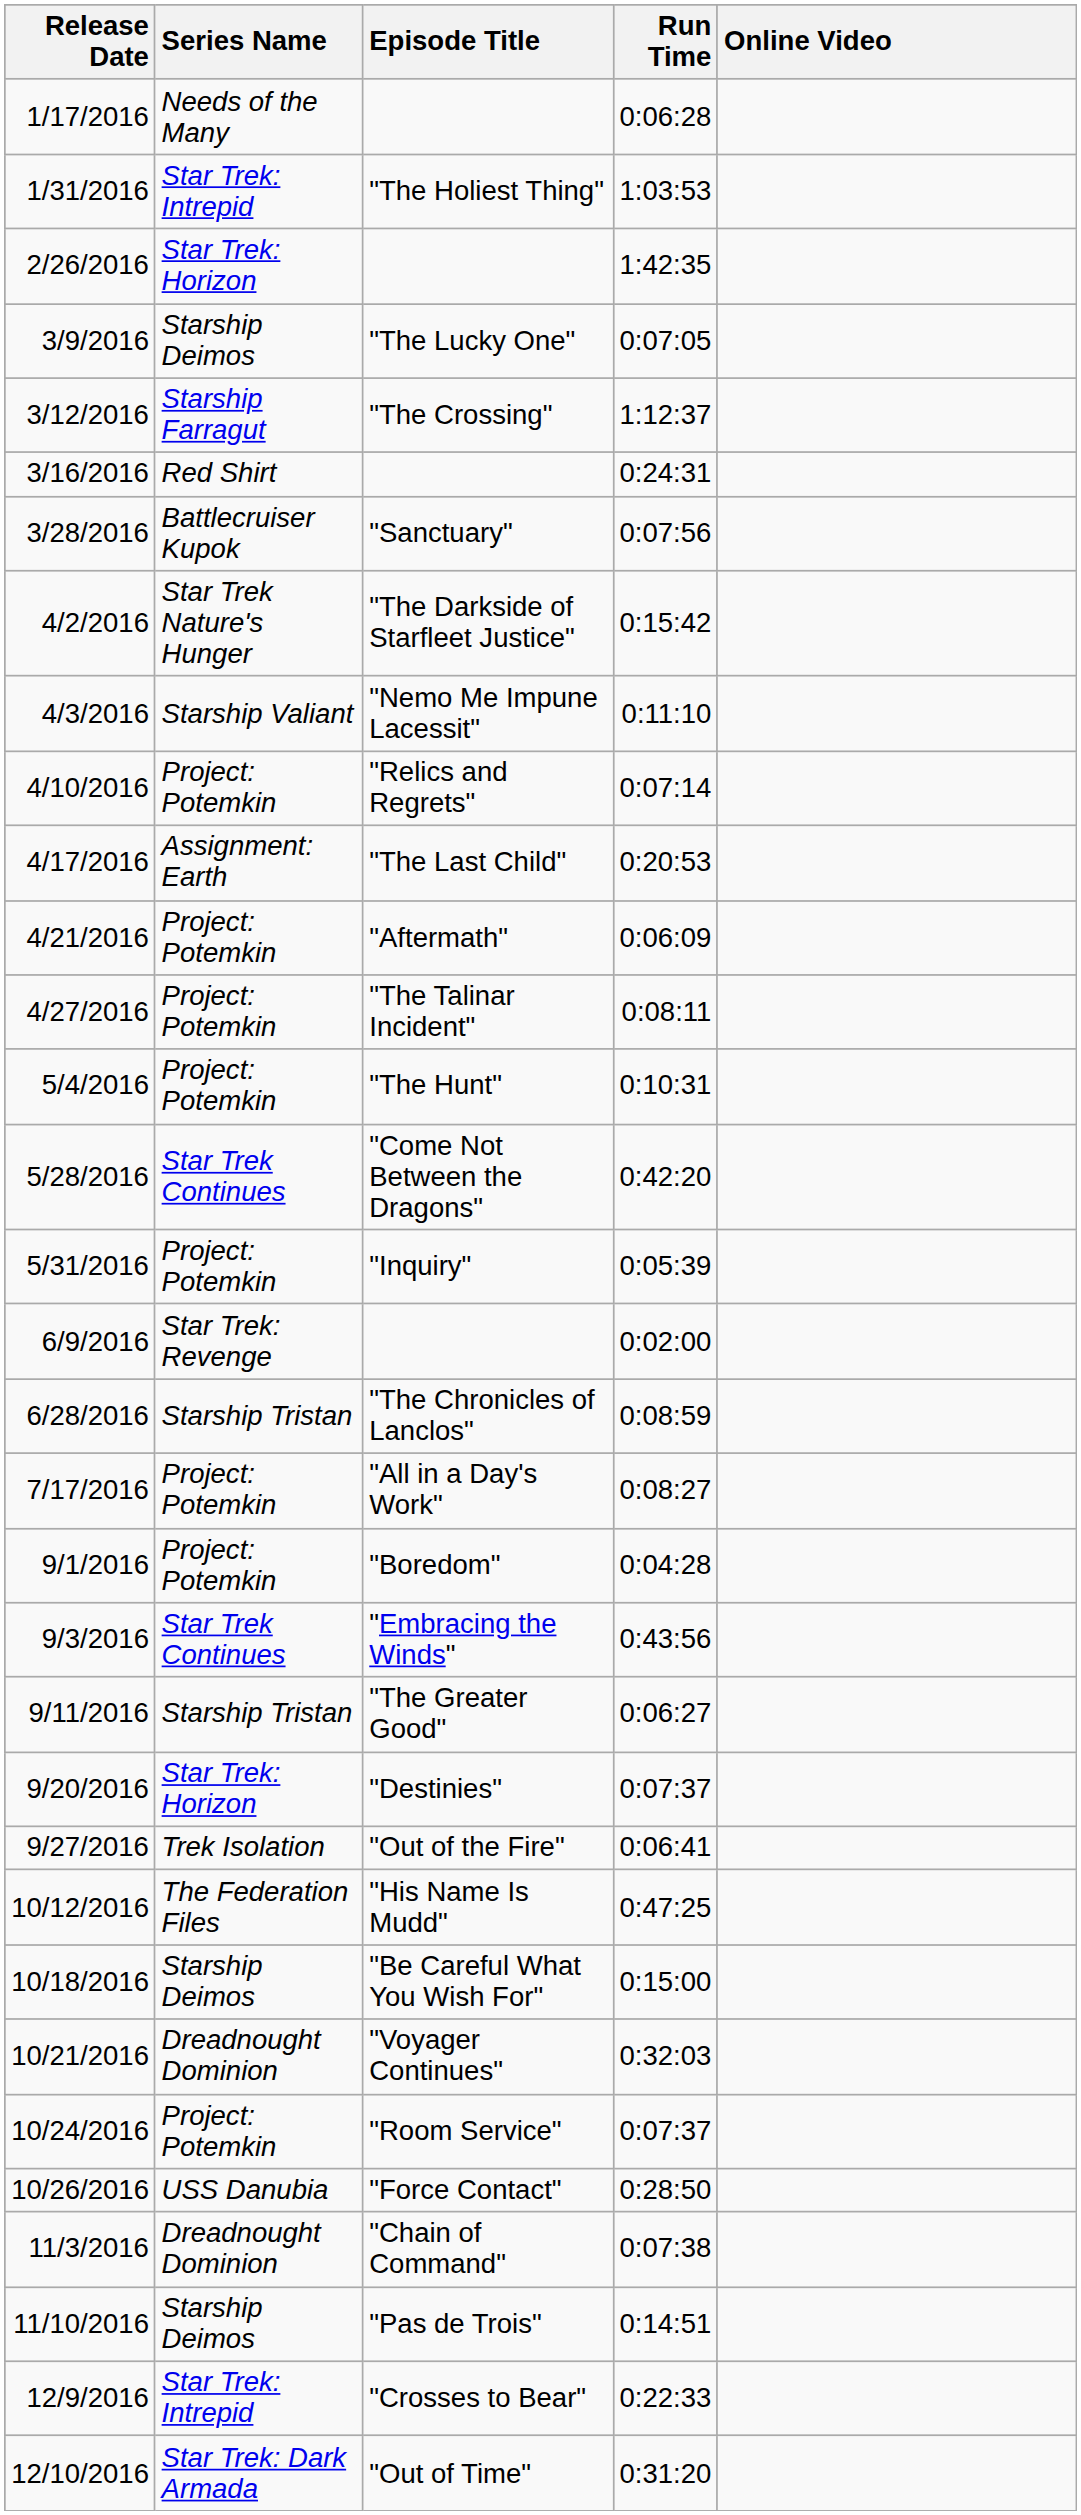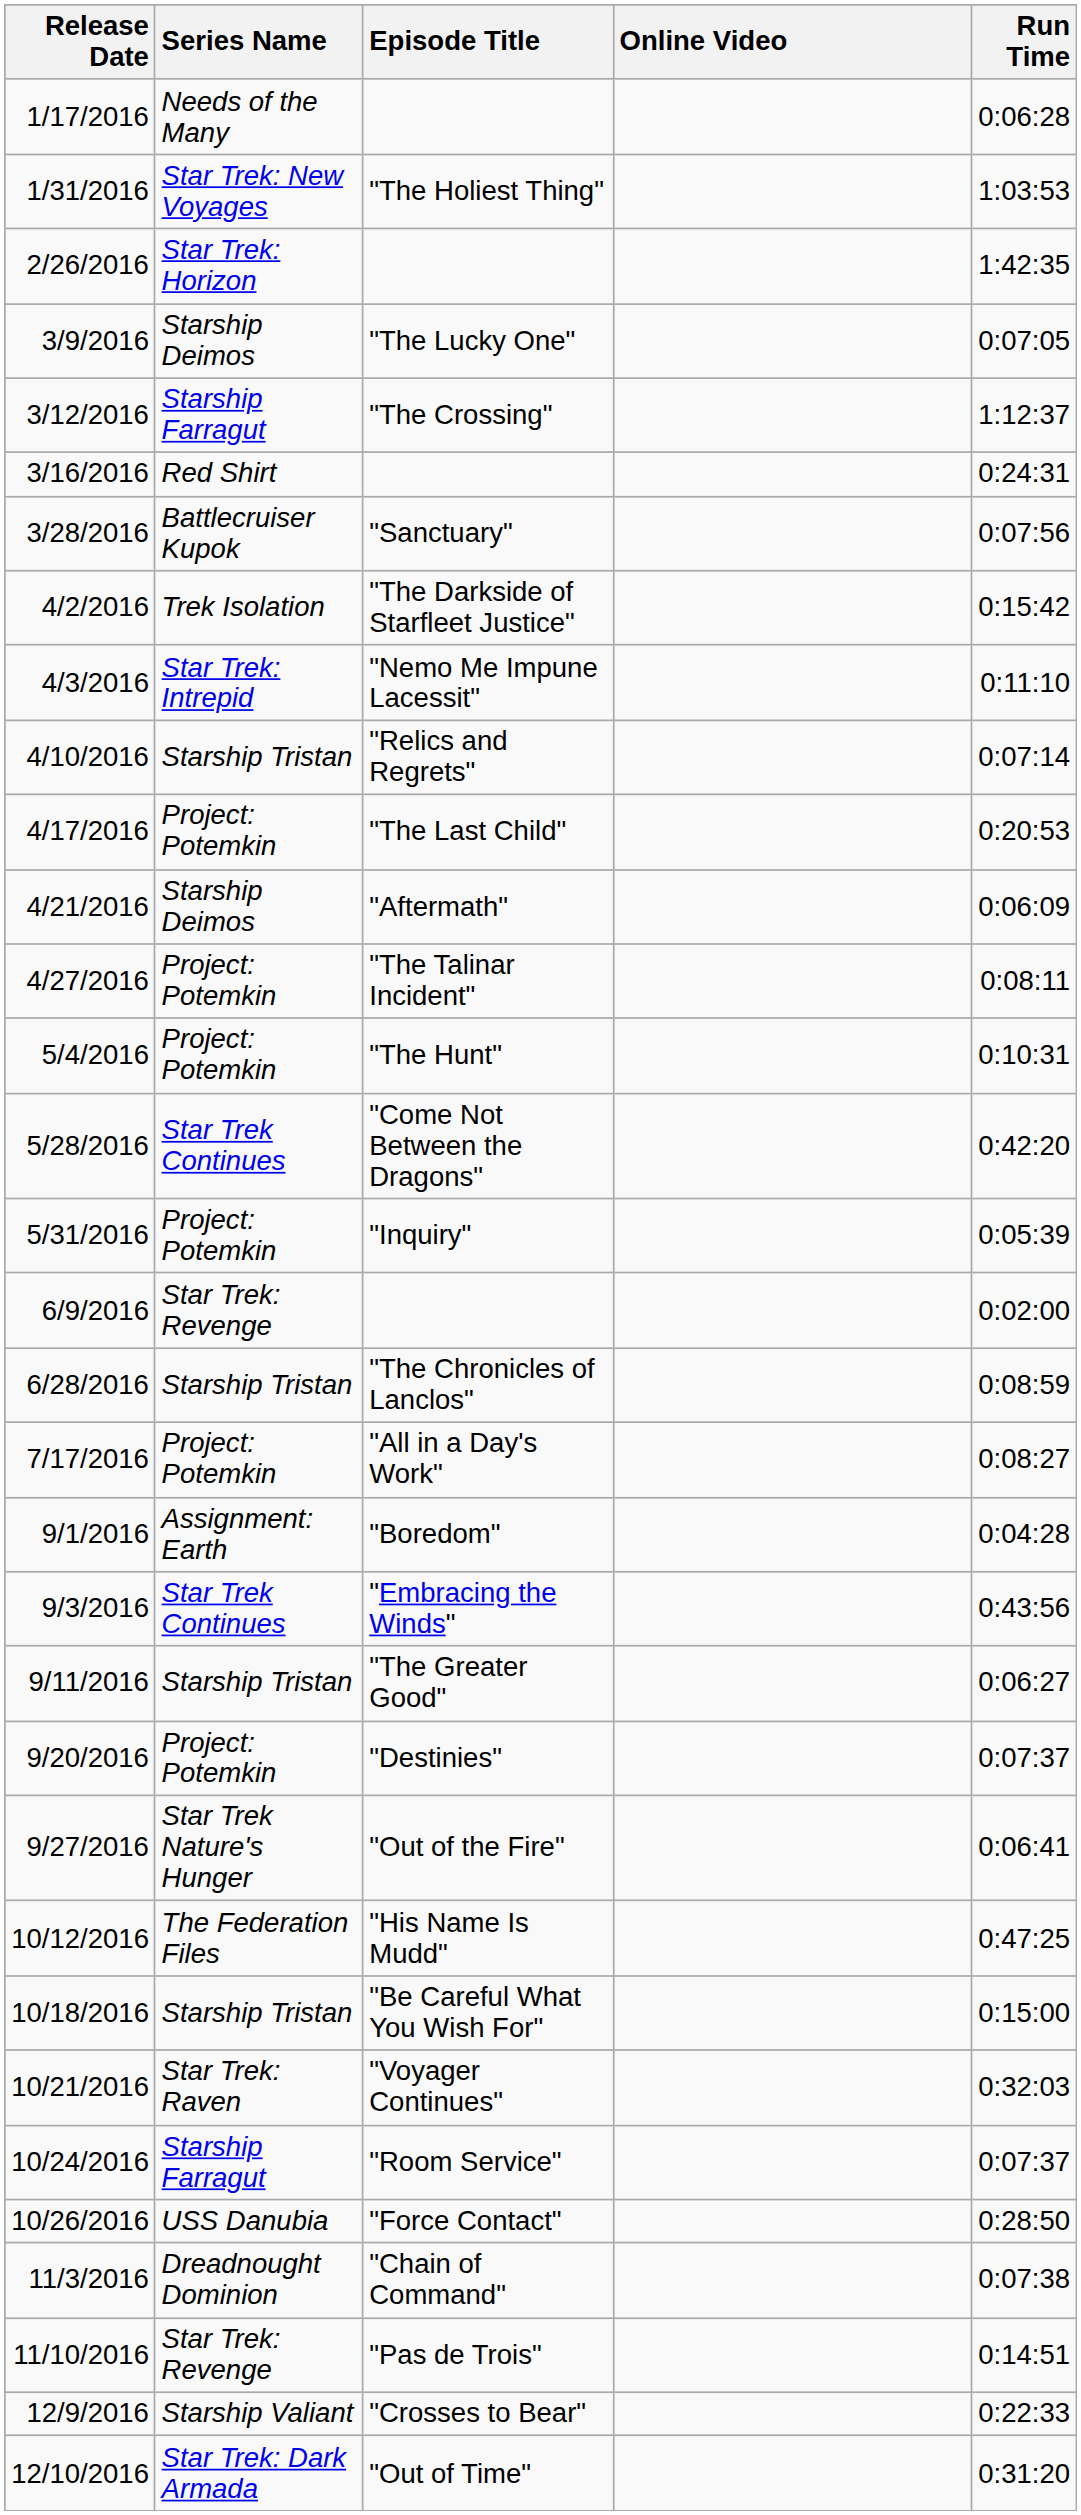columns swapped: (808, 41) <-> (680, 41)
(221, 191) Star Trek: Intrepid -> (252, 191) Star Trek: New Voyages
(217, 623) Star Trek Nature's Hunger -> (243, 607) Trek Isolation
(257, 713) Starship Valiant -> (221, 682) Star Trek: Intrepid
(219, 787) Project: Potemkin -> (257, 756) Starship Tristan
(237, 862) Assignment: Earth -> (219, 831) Project: Potemkin
(219, 937) Project: Potemkin -> (212, 906) Starship Deimos
(219, 1564) Project: Potemkin -> (237, 1533) Assignment: Earth
(221, 1788) Star Trek: Horizon -> (219, 1757) Project: Potemkin
(243, 1847) Trek Isolation -> (217, 1847) Star Trek Nature's Hunger
(212, 1981) Starship Deimos -> (257, 2012) Starship Tristan
(241, 2056) Dreadnought Dominion -> (221, 2087) Star Trek: Raven
(219, 2130) Project: Potemkin -> (214, 2161) Starship Farragut
(212, 2323) Starship Deimos -> (221, 2354) Star Trek: Revenge
(221, 2398) Star Trek: Intrepid -> (257, 2413) Starship Valiant
